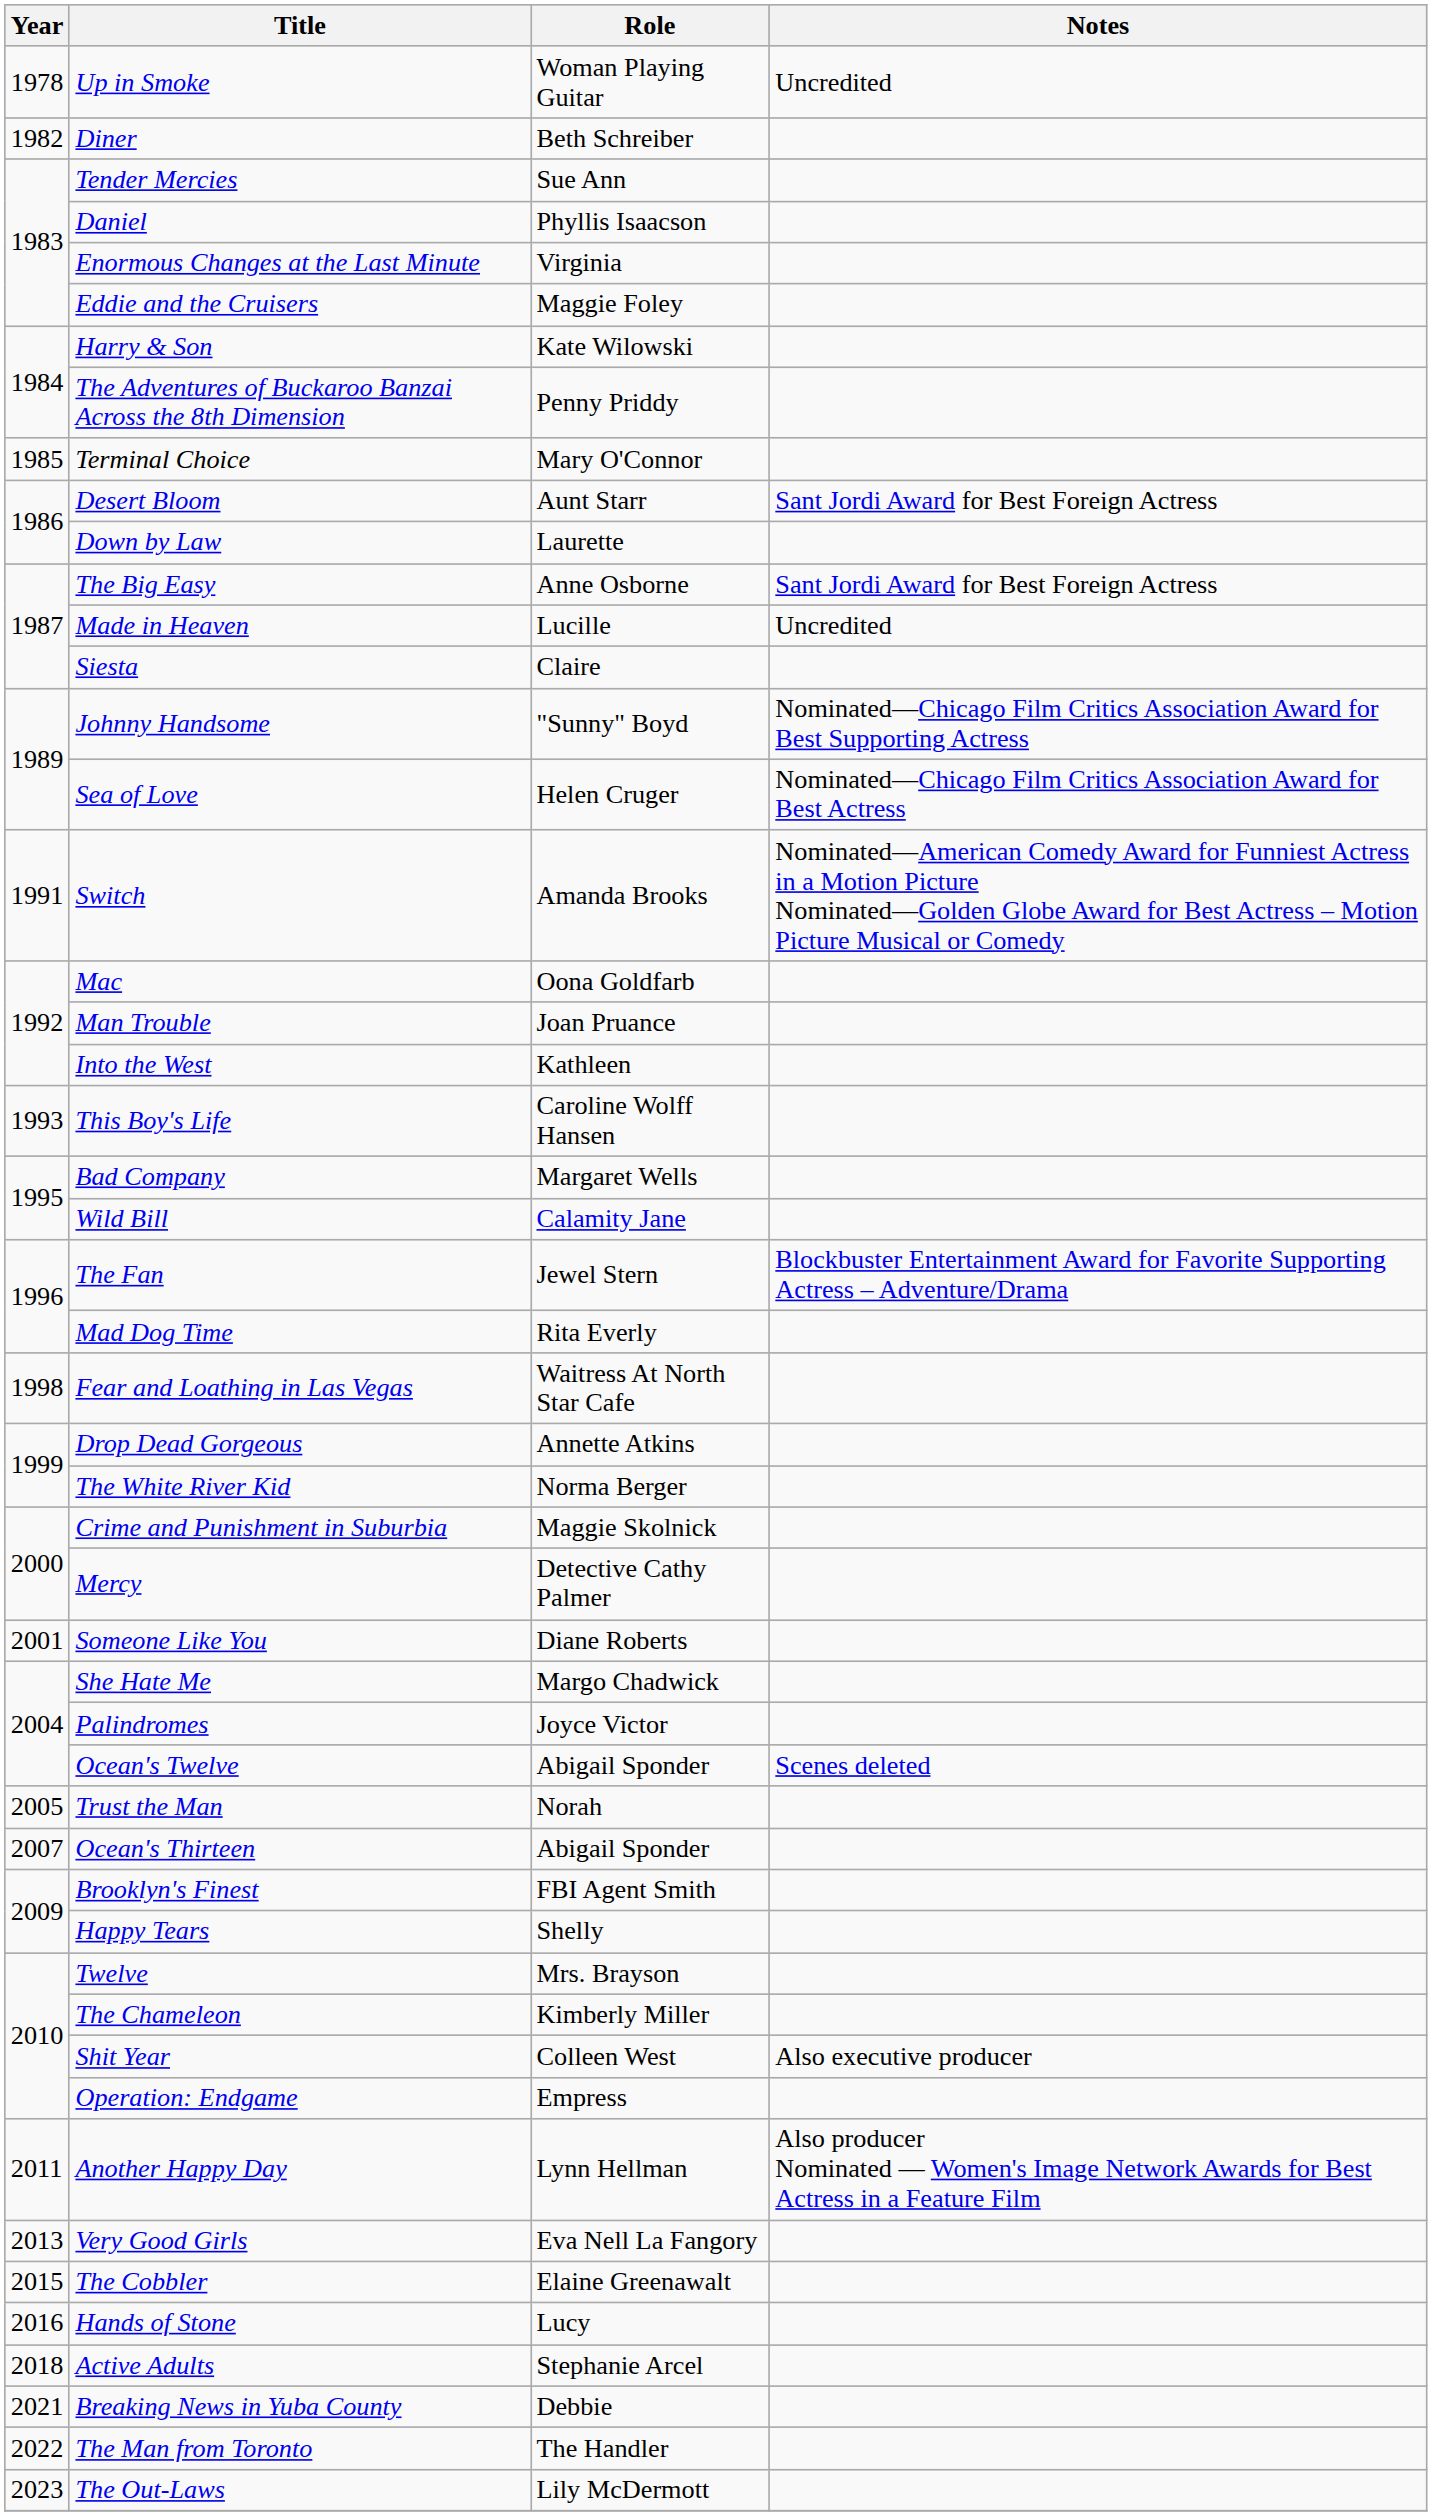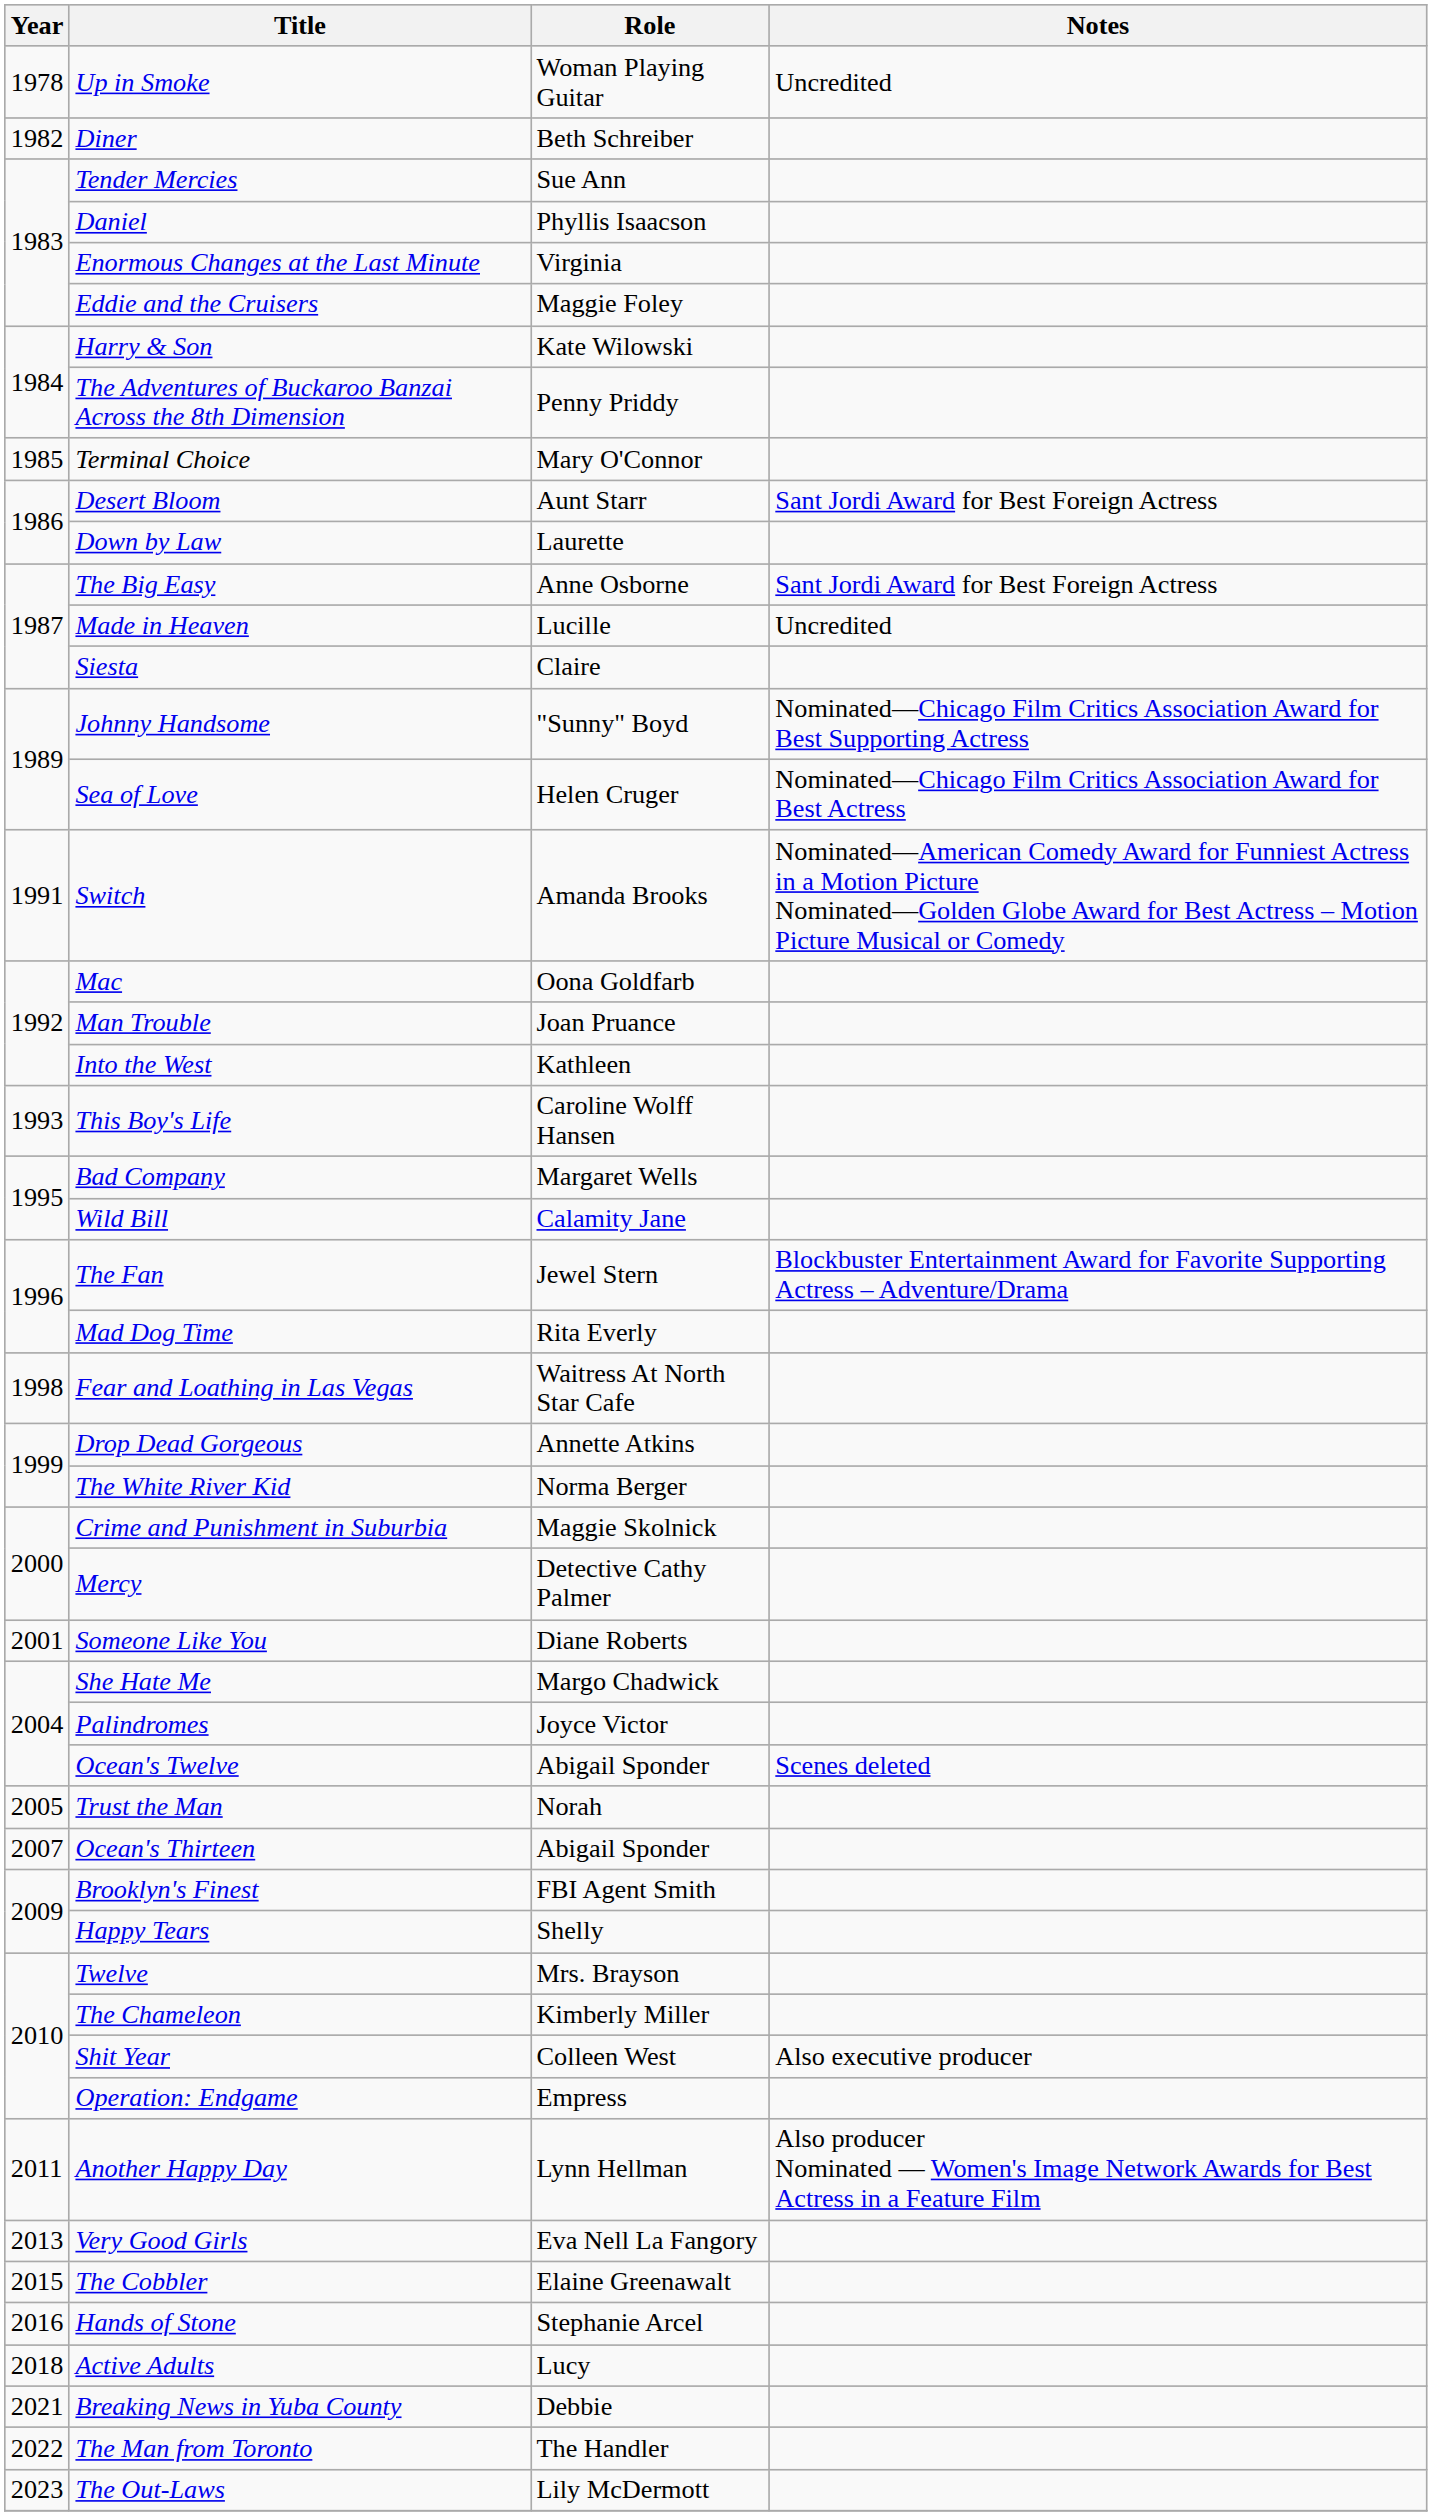(563, 2323) Lucy -> (620, 2323) Stephanie Arcel
(620, 2364) Stephanie Arcel -> (563, 2364) Lucy
